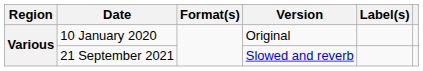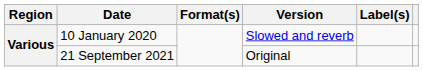(268, 35) Original -> (300, 35) Slowed and reverb
(300, 55) Slowed and reverb -> (268, 55) Original
